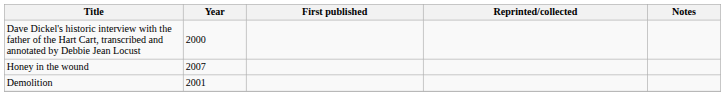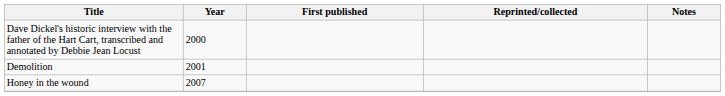rows swapped: (30, 83) <-> (48, 67)
